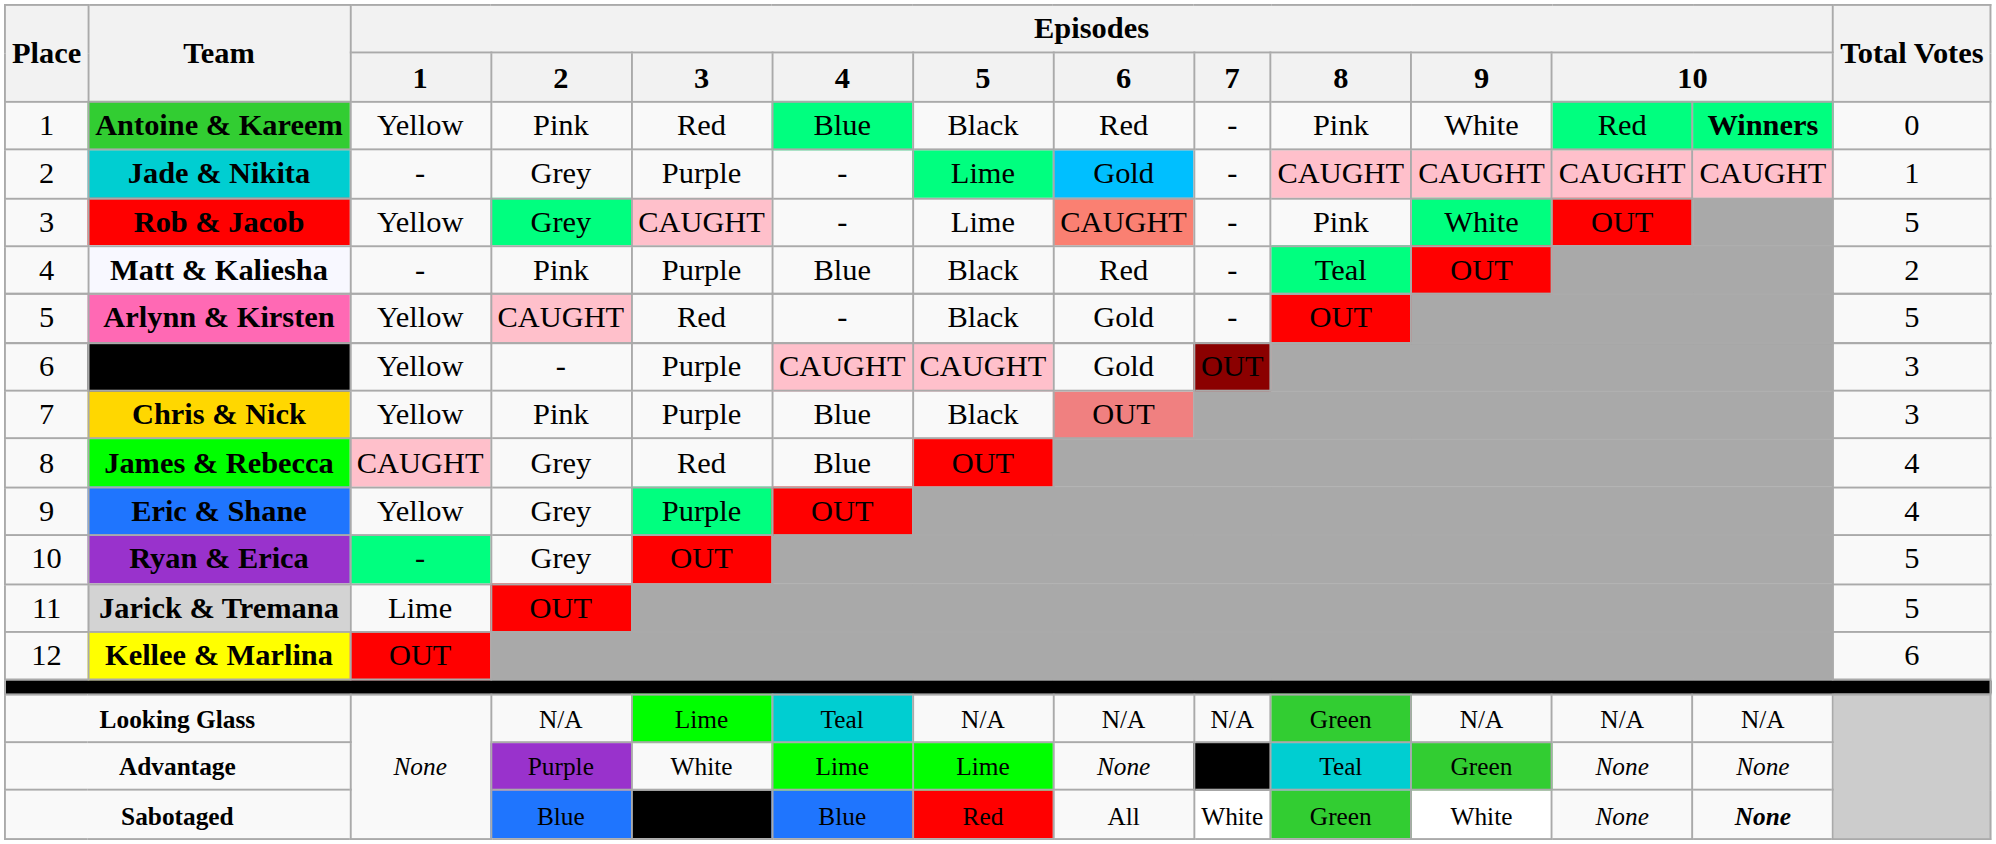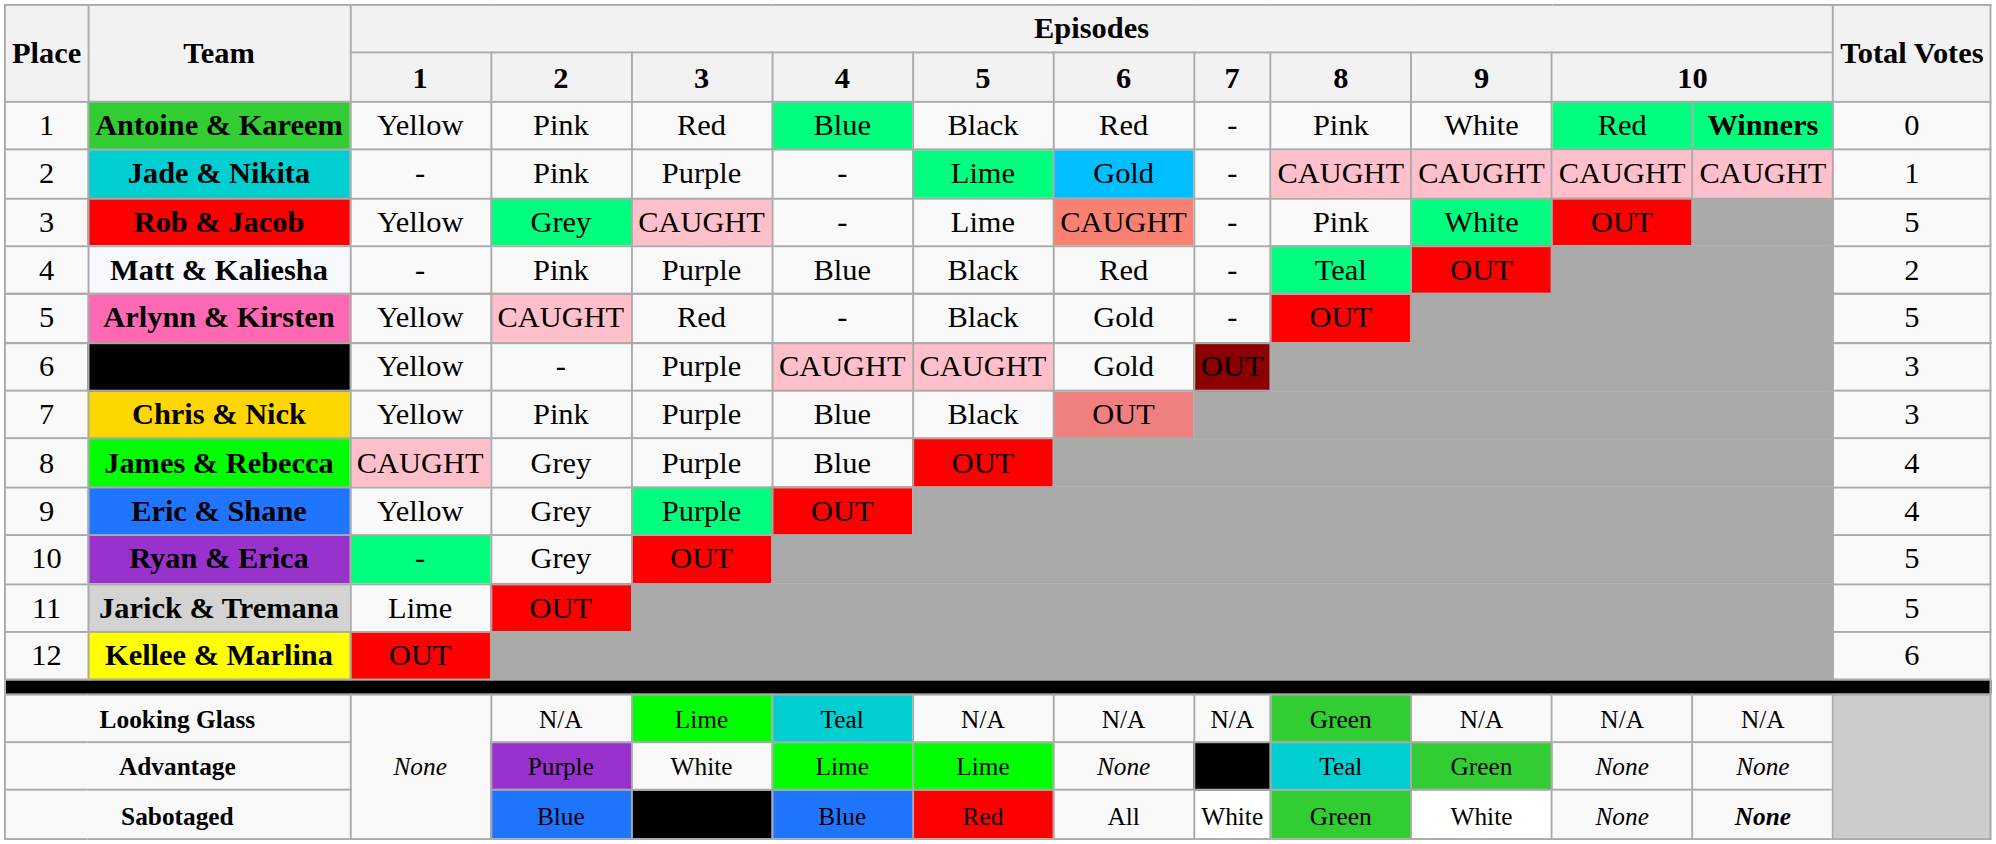(561, 173) Grey -> (561, 173) Pink
(702, 462) Red -> (702, 462) Purple
